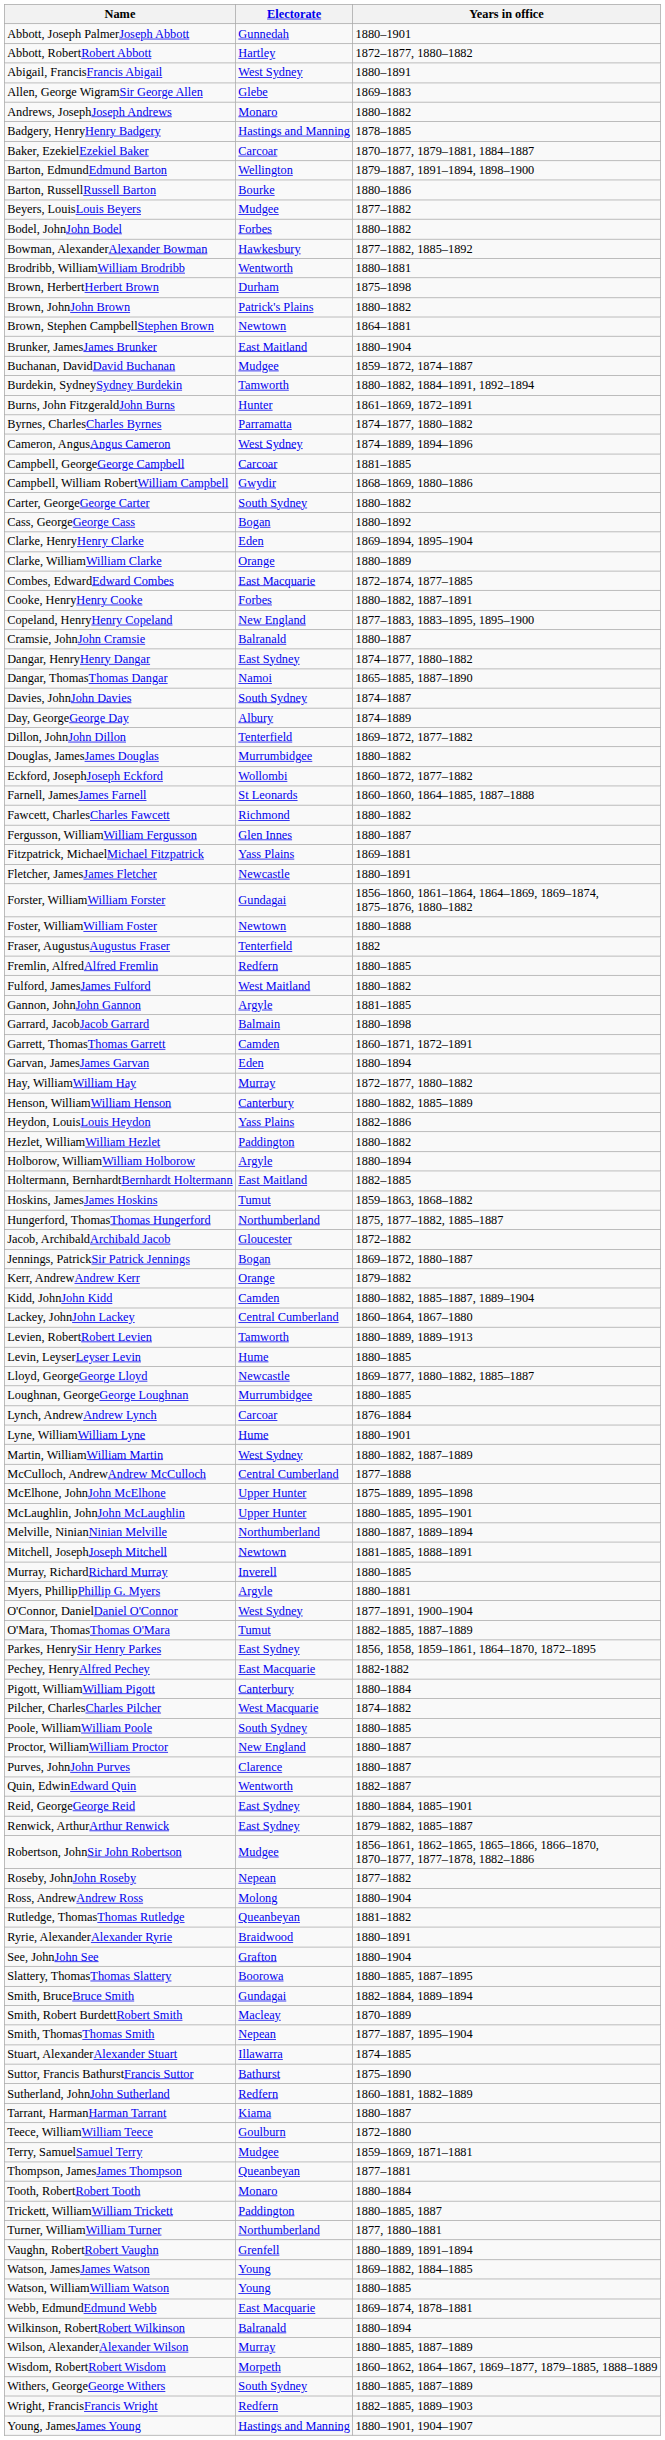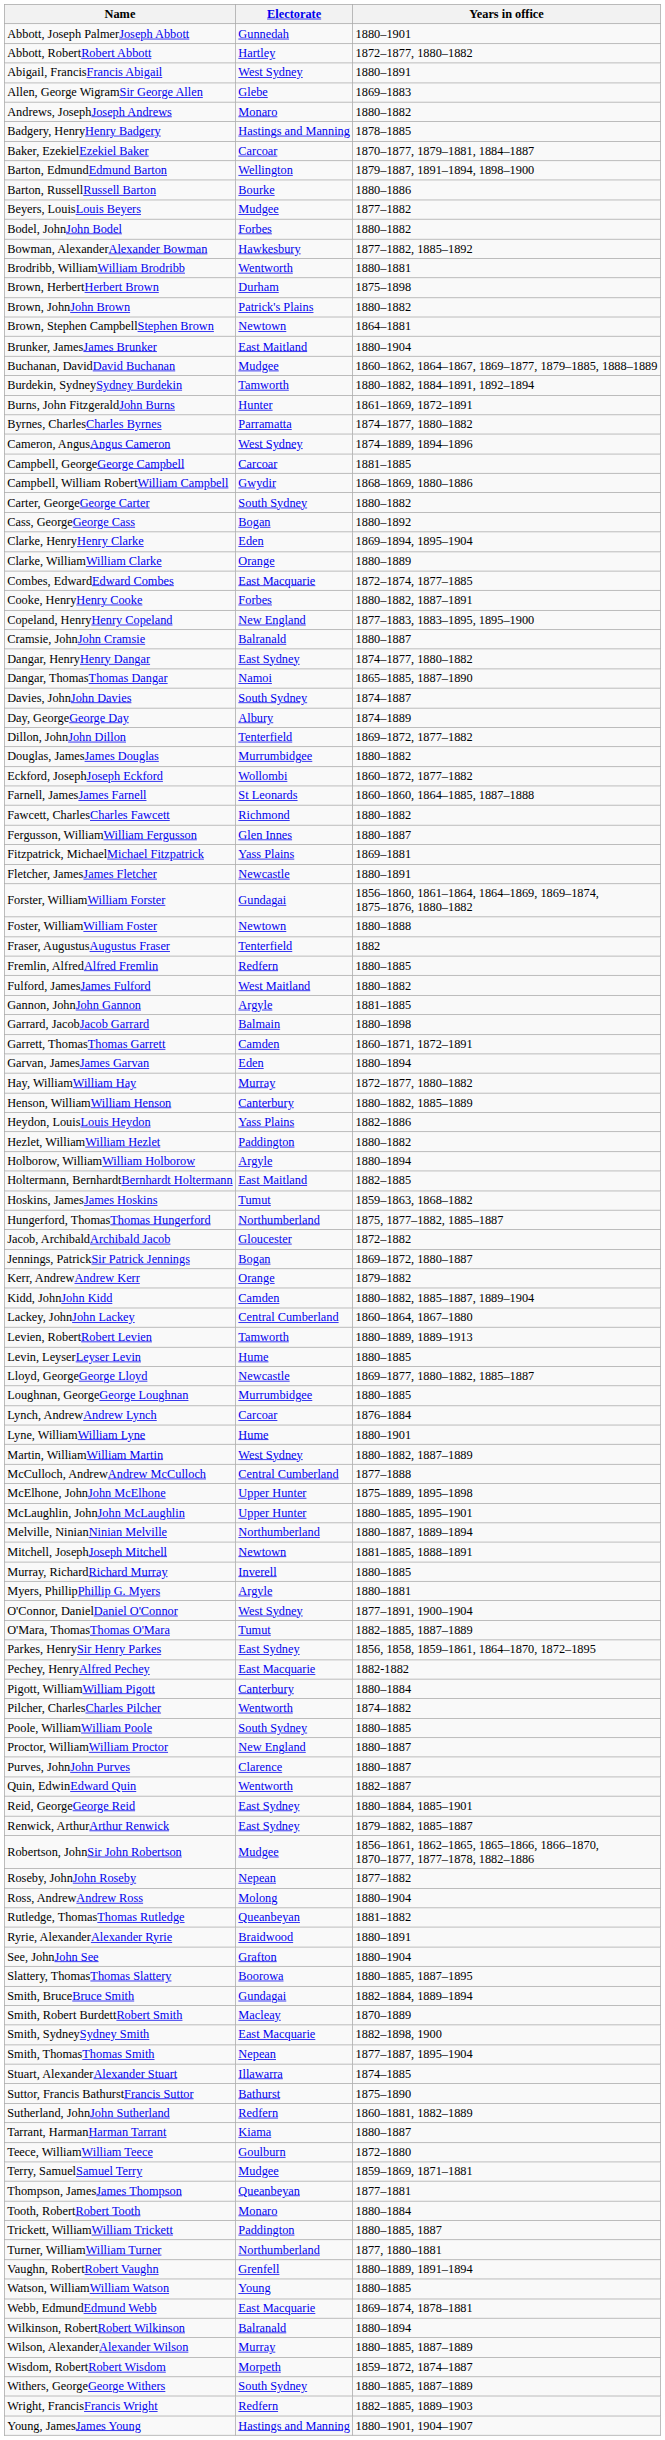(414, 365) 1859–1872, 1874–1887 -> (507, 365) 1860–1862, 1864–1867, 1869–1877, 1879–1885, 1888–1889
(278, 1708) West Macquarie -> (266, 1708) Wentworth
+ row: (80, 2034)
- row: (78, 2269)
(507, 2367) 1860–1862, 1864–1867, 1869–1877, 1879–1885, 1888–1889 -> (414, 2367) 1859–1872, 1874–1887
